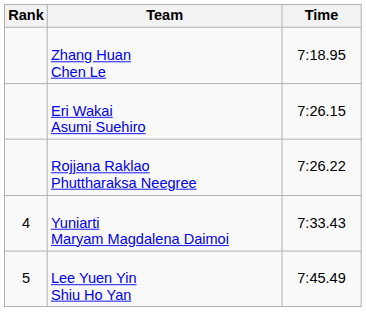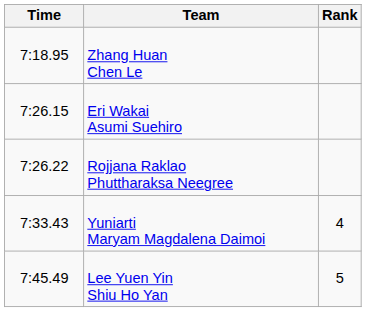columns swapped: (26, 16) <-> (322, 16)
